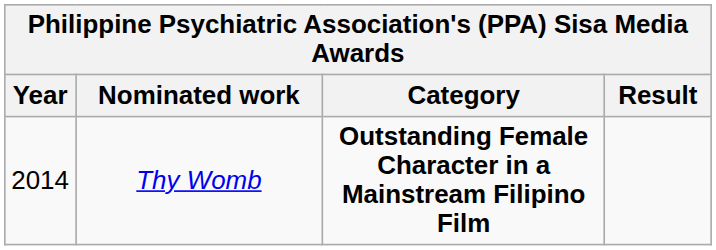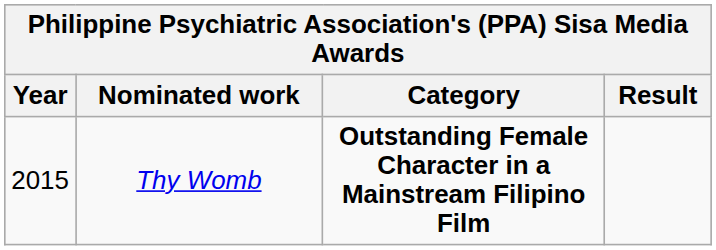(40, 180) 2014 -> (40, 180) 2015
